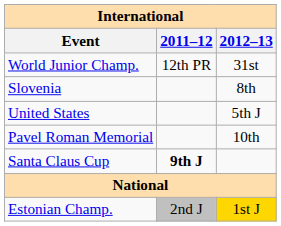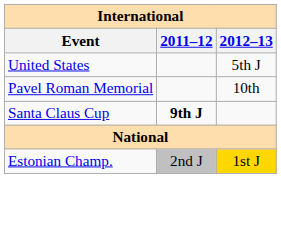- row: (73, 64)
- row: (35, 88)
